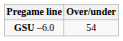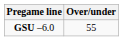(91, 28) 54 -> (91, 28) 55
